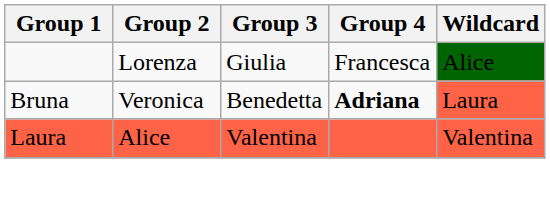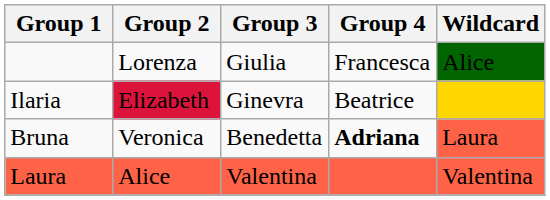+ row: (36, 99)
